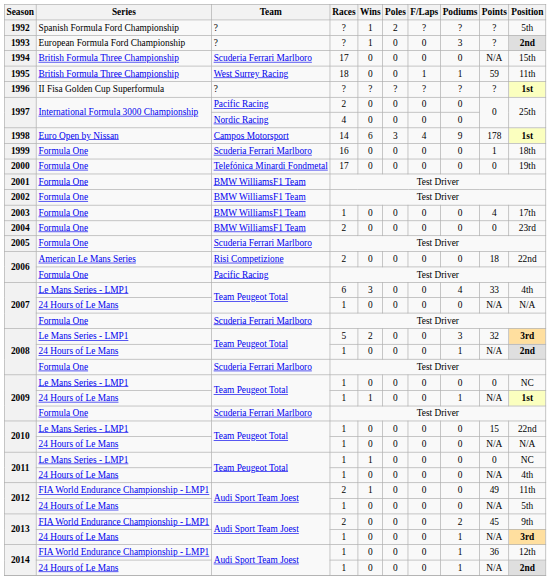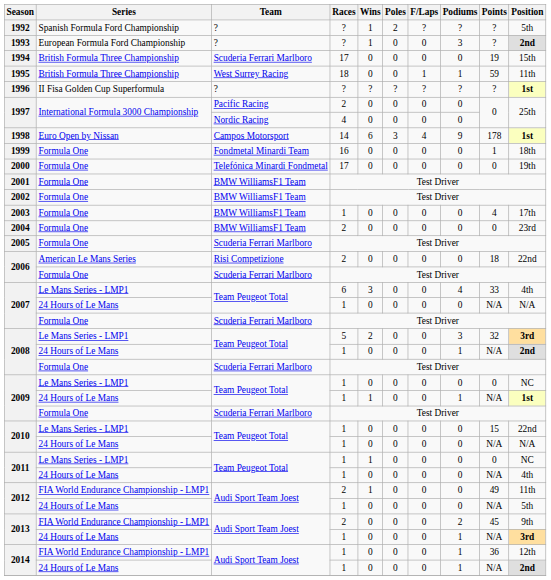(494, 58) N/A -> (494, 58) 19
(263, 151) Scuderia Ferrari Marlboro -> (261, 151) Fondmetal Minardi Team
(241, 275) Pacific Racing -> (263, 275) Scuderia Ferrari Marlboro
